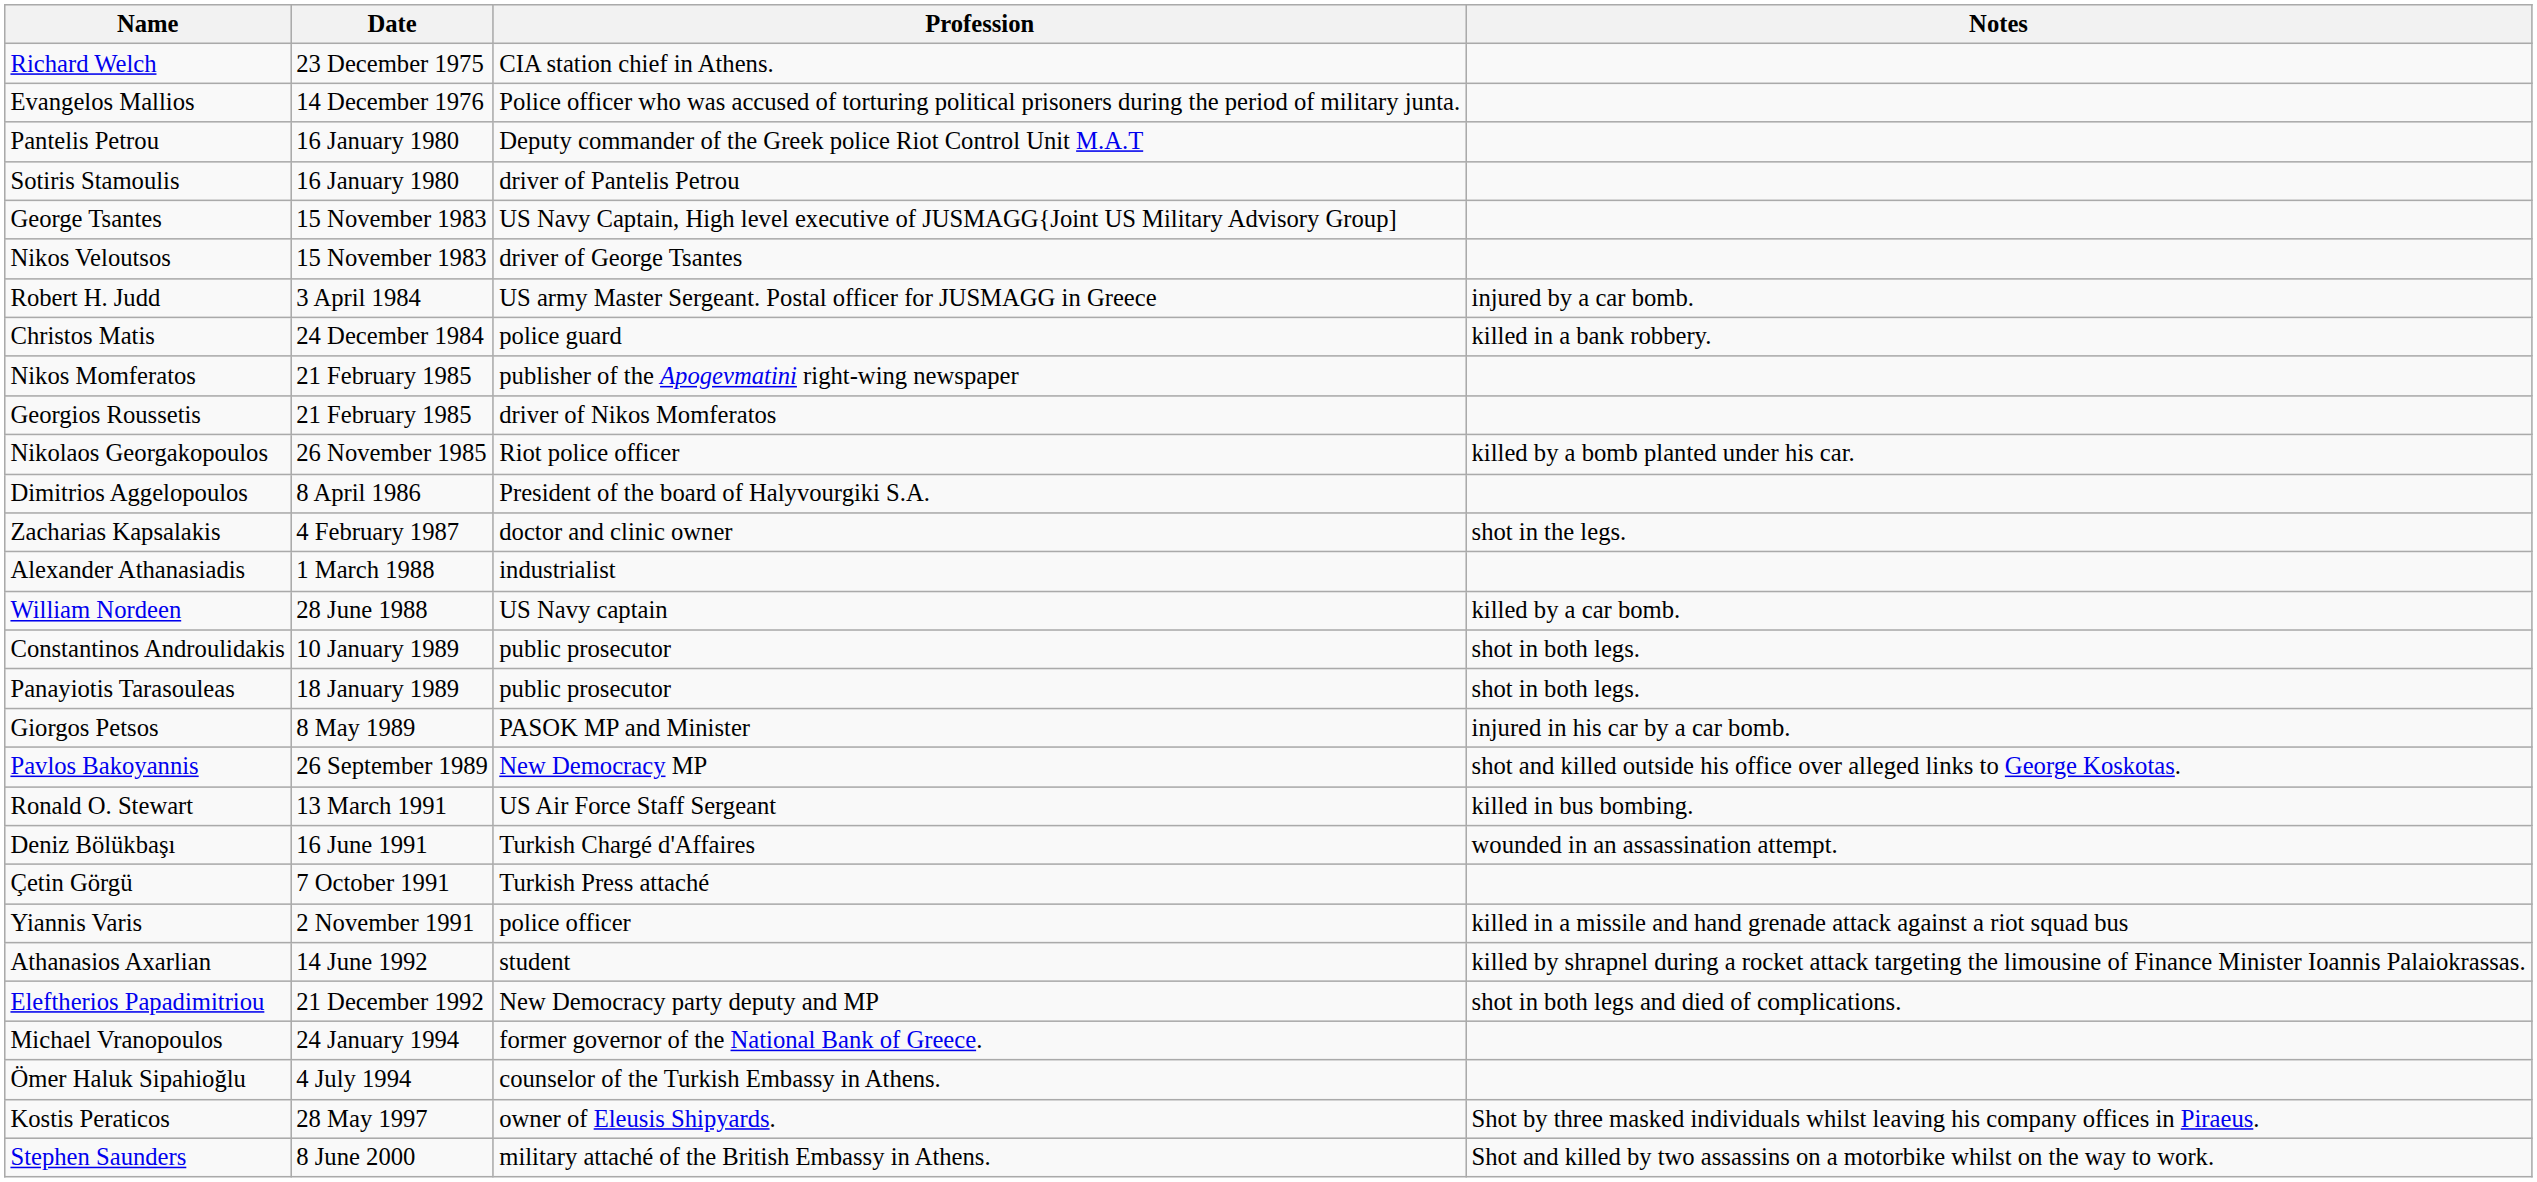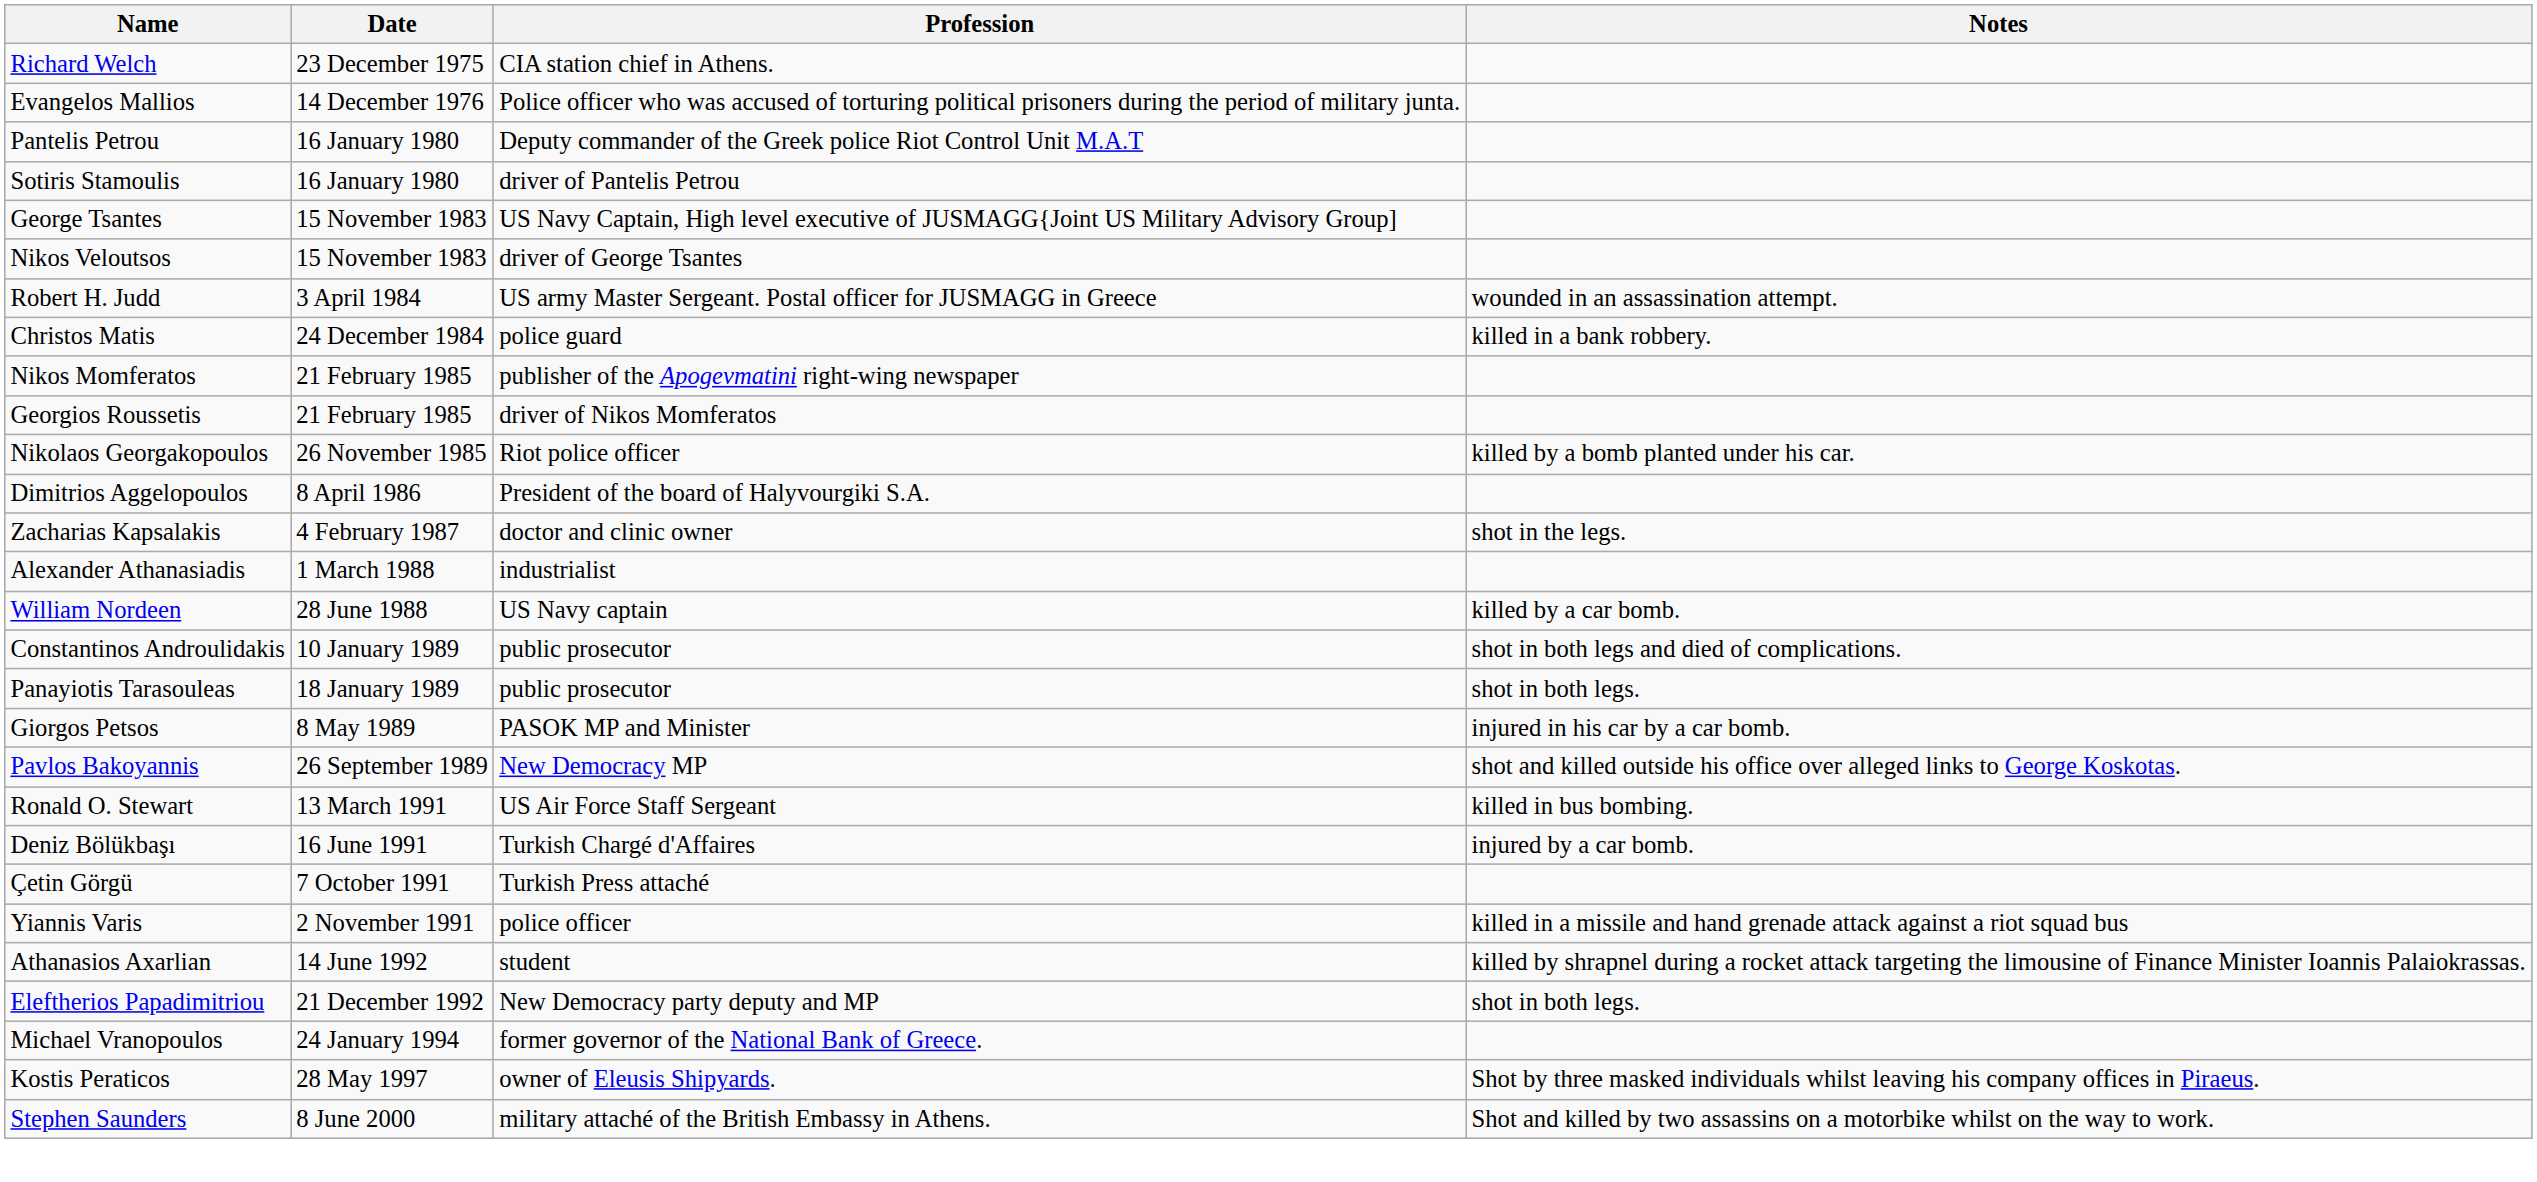(1583, 297) injured by a car bomb. -> (1655, 297) wounded in an assassination attempt.
(1556, 649) shot in both legs. -> (1686, 649) shot in both legs and died of complications.
(1655, 844) wounded in an assassination attempt. -> (1583, 844) injured by a car bomb.
(1686, 1000) shot in both legs and died of complications. -> (1556, 1000) shot in both legs.
- row: (128, 1079)
